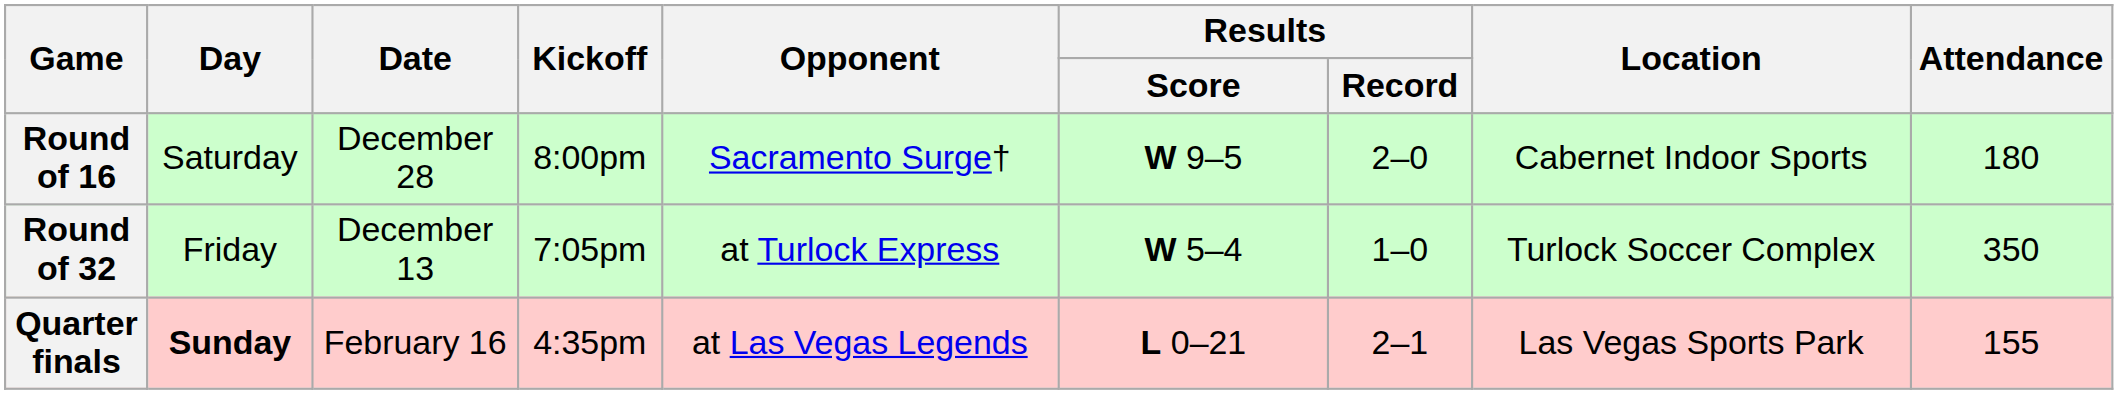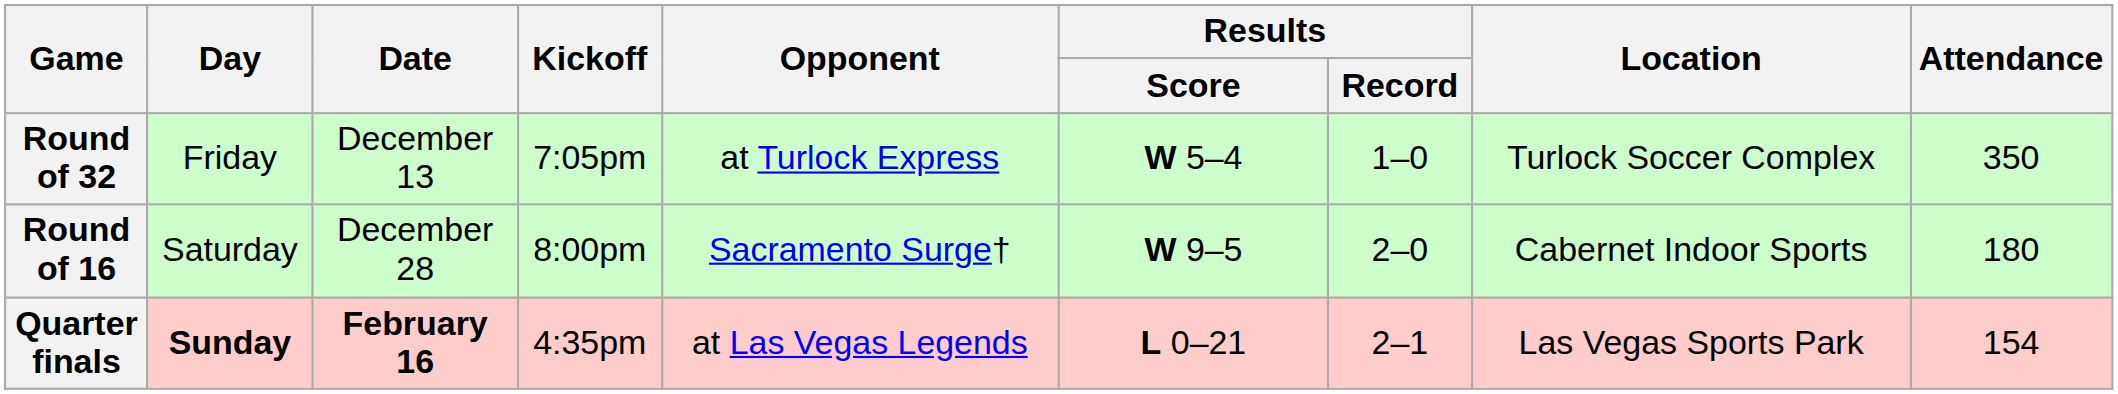rows swapped: (76, 250) <-> (76, 158)
(415, 341) normal -> (415, 341) bold
(2011, 341) 155 -> (2011, 341) 154
